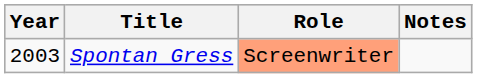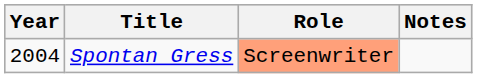(35, 56) 2003 -> (35, 56) 2004
